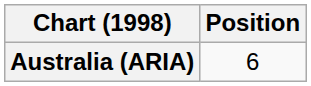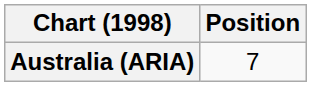(253, 61) 6 -> (253, 61) 7
